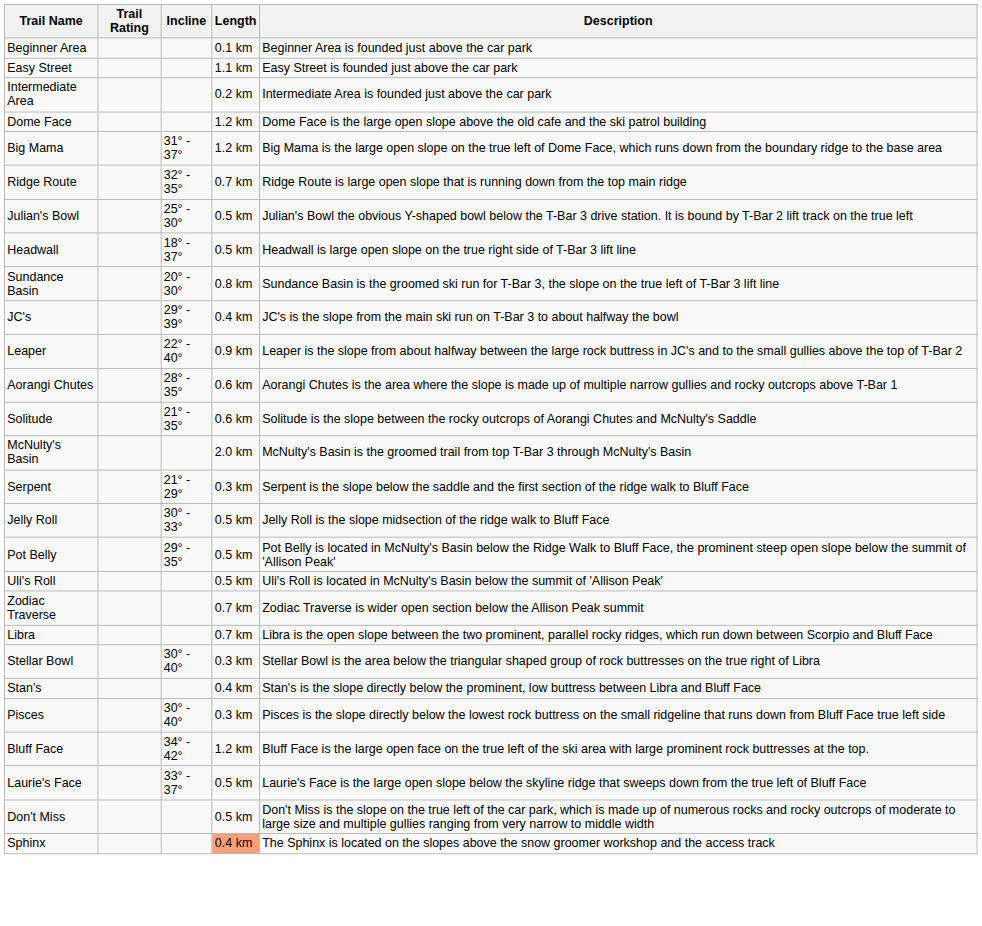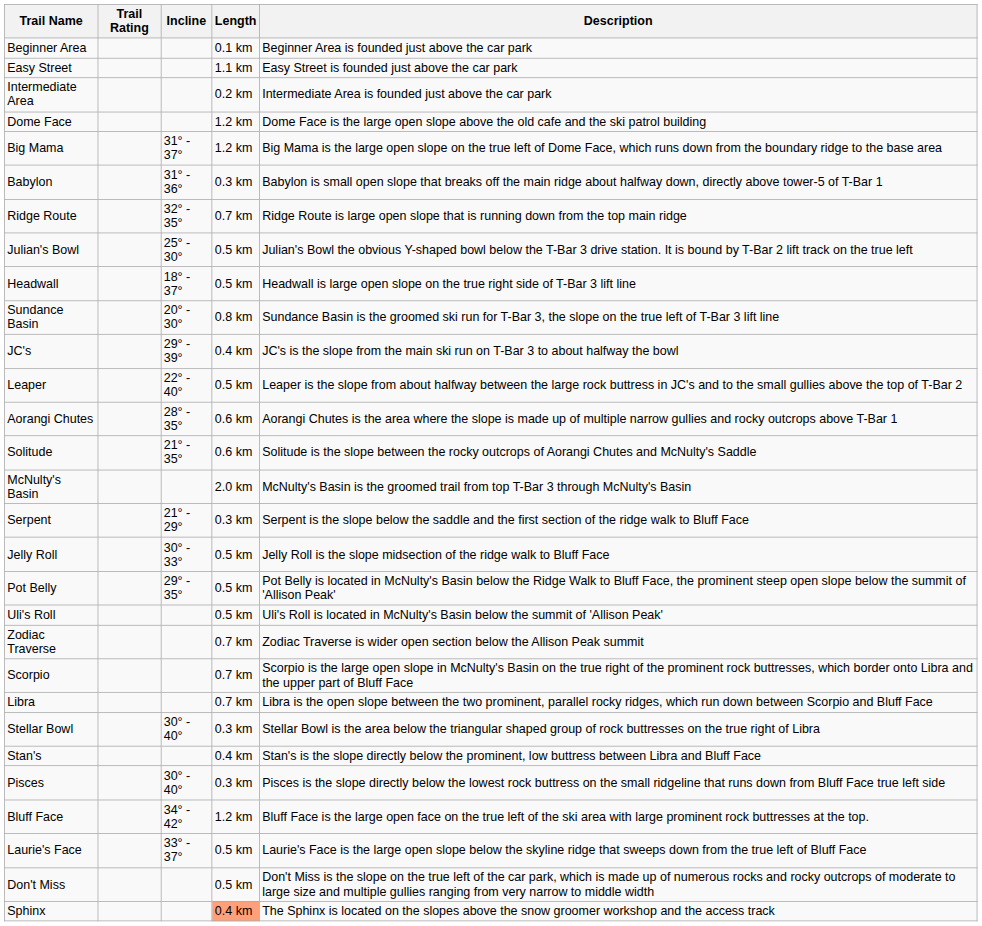+ row: (30, 182)
(234, 351) 0.9 km -> (234, 385) 0.5 km
+ row: (28, 675)
